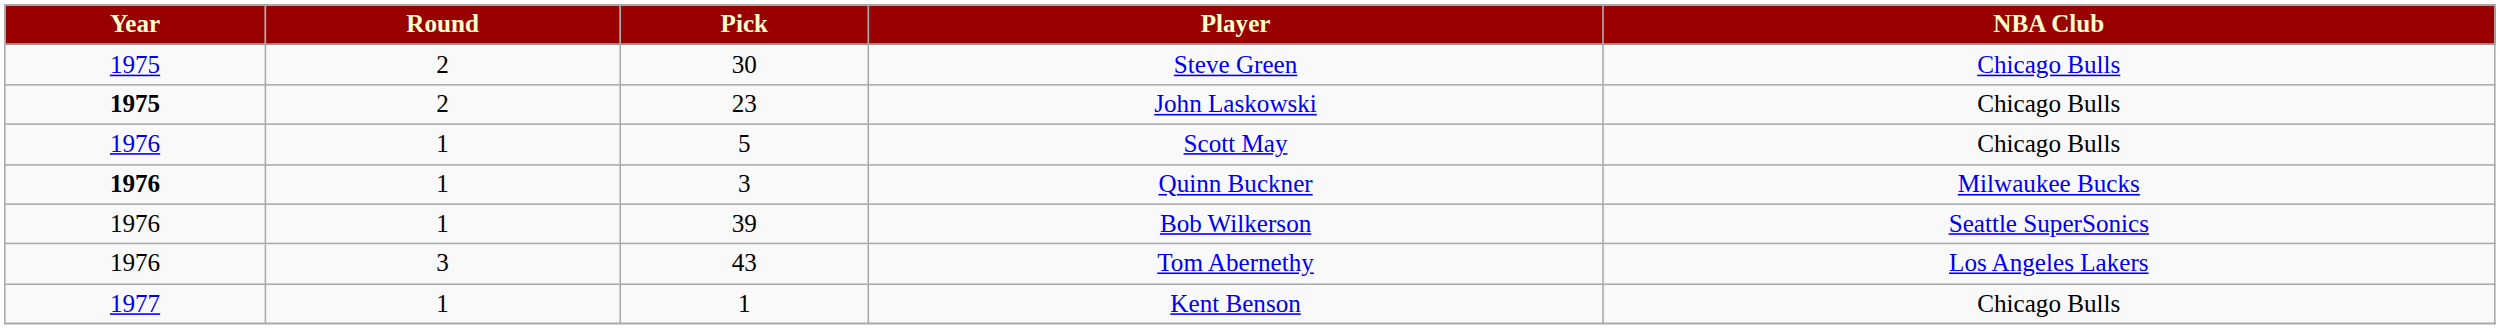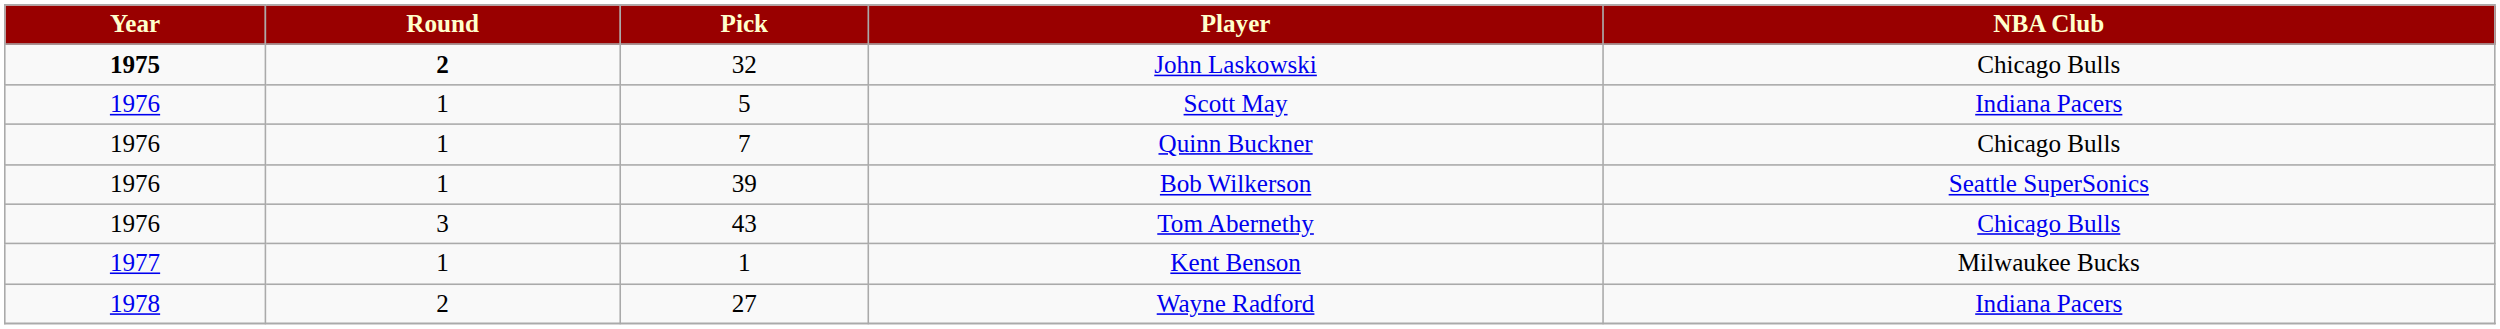- row: (1236, 64)
(443, 104) normal -> (443, 64) bold
(744, 104) 23 -> (744, 64) 32
(2049, 143) Chicago Bulls -> (2049, 104) Indiana Pacers
(135, 183) bold -> (135, 143) normal
(744, 183) 3 -> (744, 143) 7
(2049, 183) Milwaukee Bucks -> (2049, 143) Chicago Bulls
(2049, 263) Los Angeles Lakers -> (2049, 223) Chicago Bulls
(2049, 303) Chicago Bulls -> (2049, 263) Milwaukee Bucks
+ row: (1236, 303)
